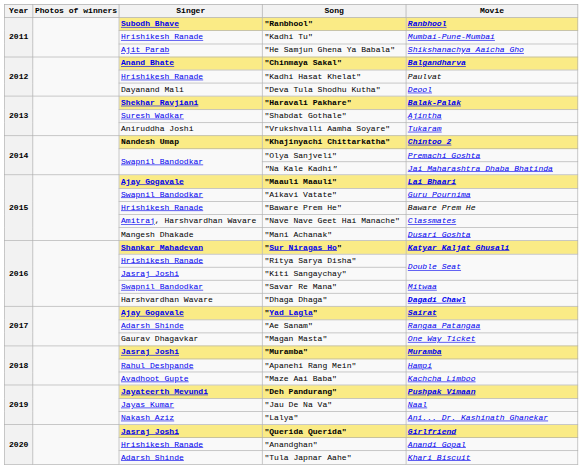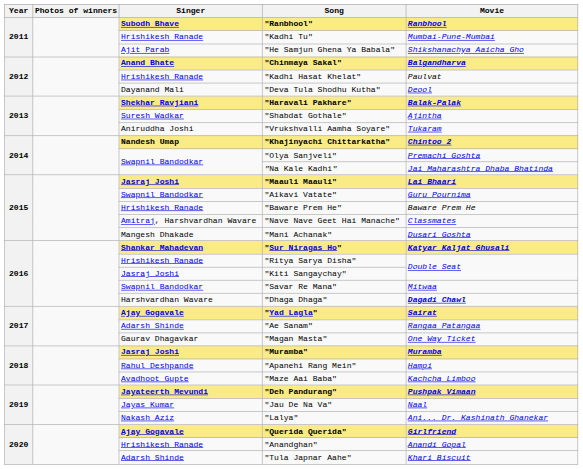(152, 182) Ajay Gogavale -> (150, 182) Jasraj Joshi
(150, 431) Jasraj Joshi -> (152, 431) Ajay Gogavale
